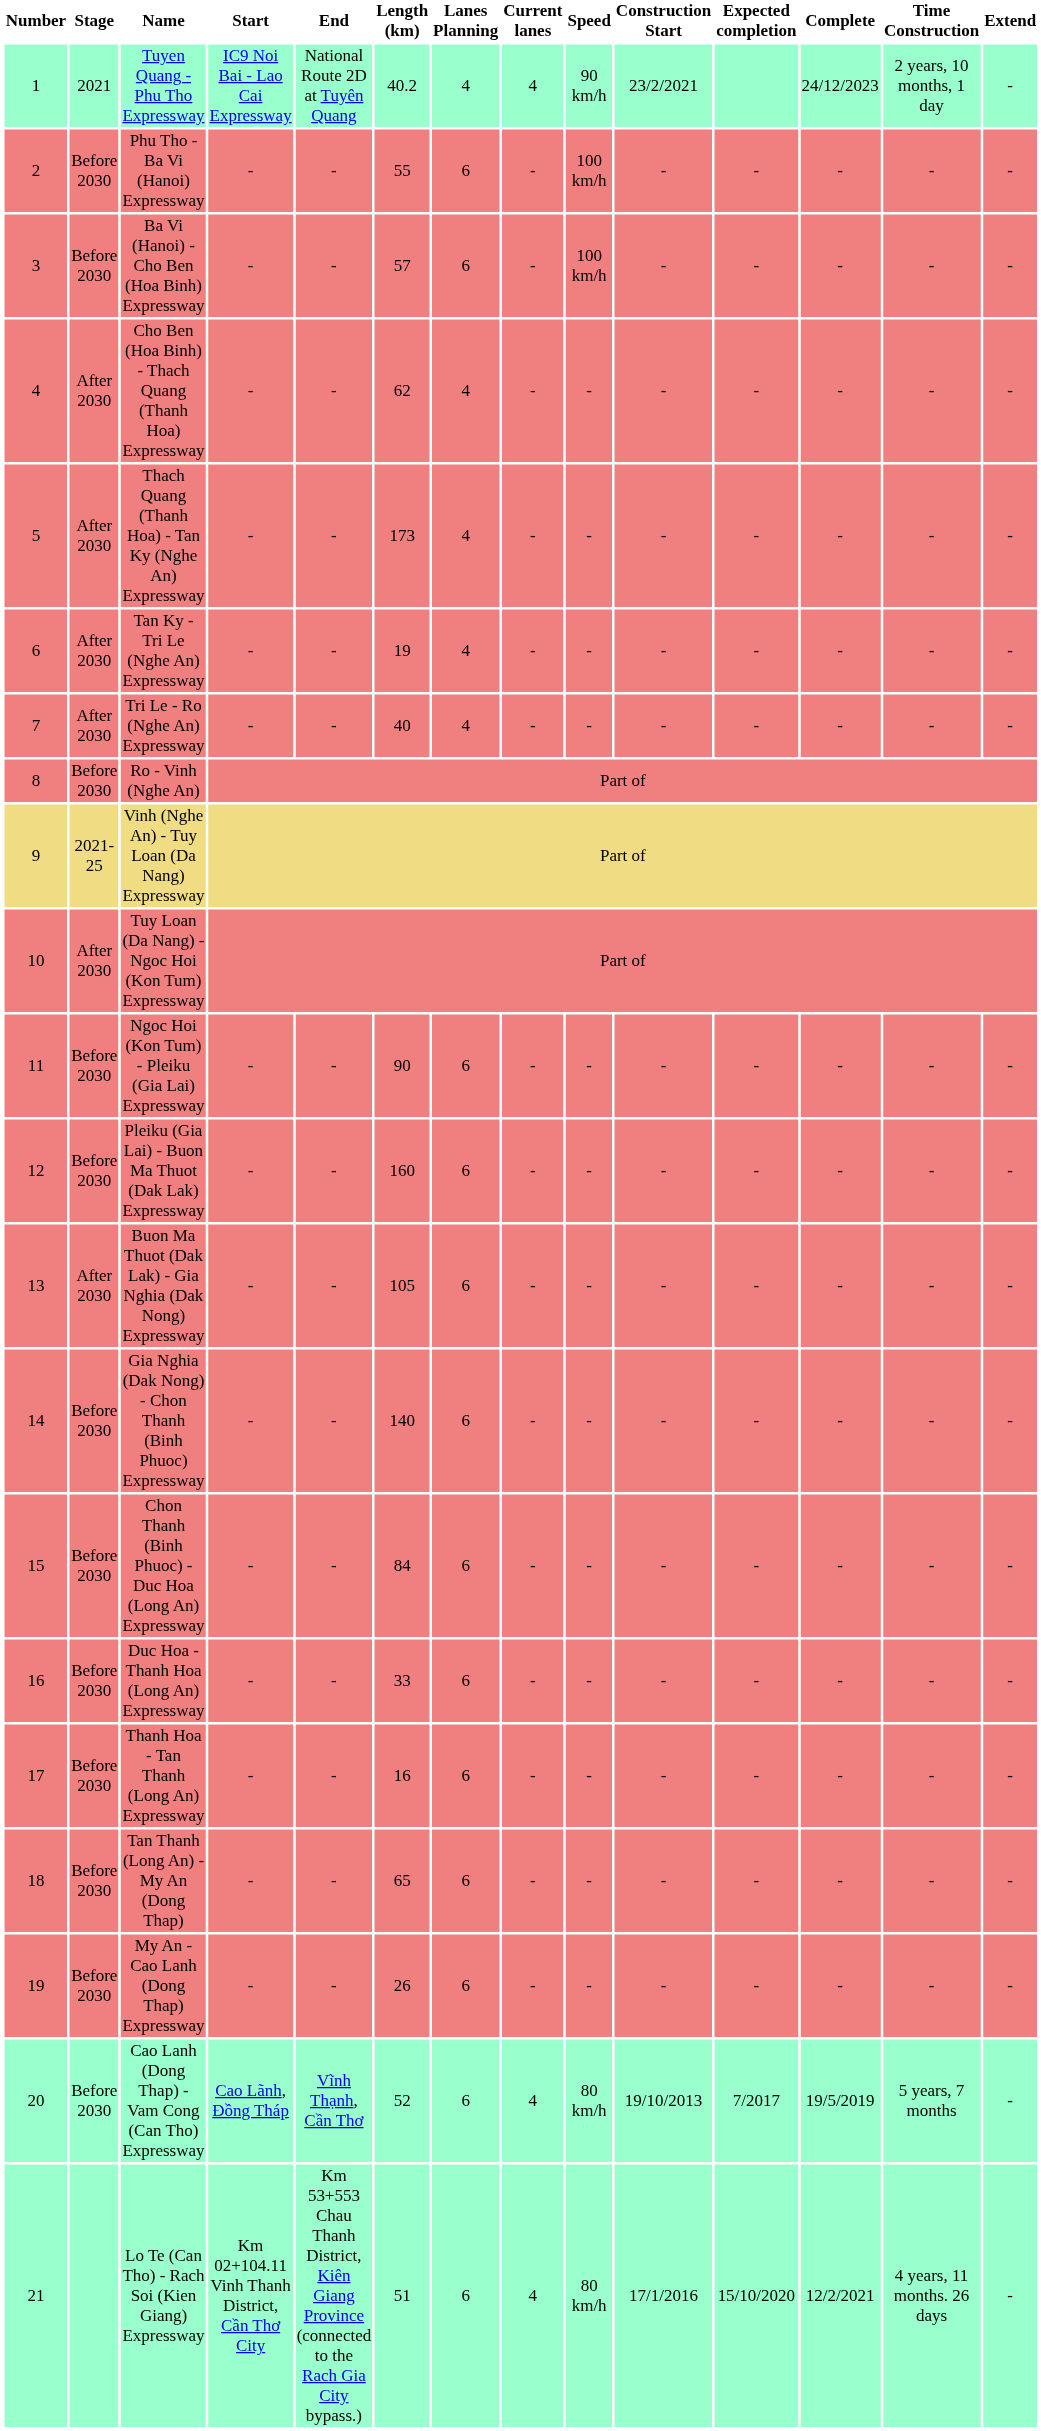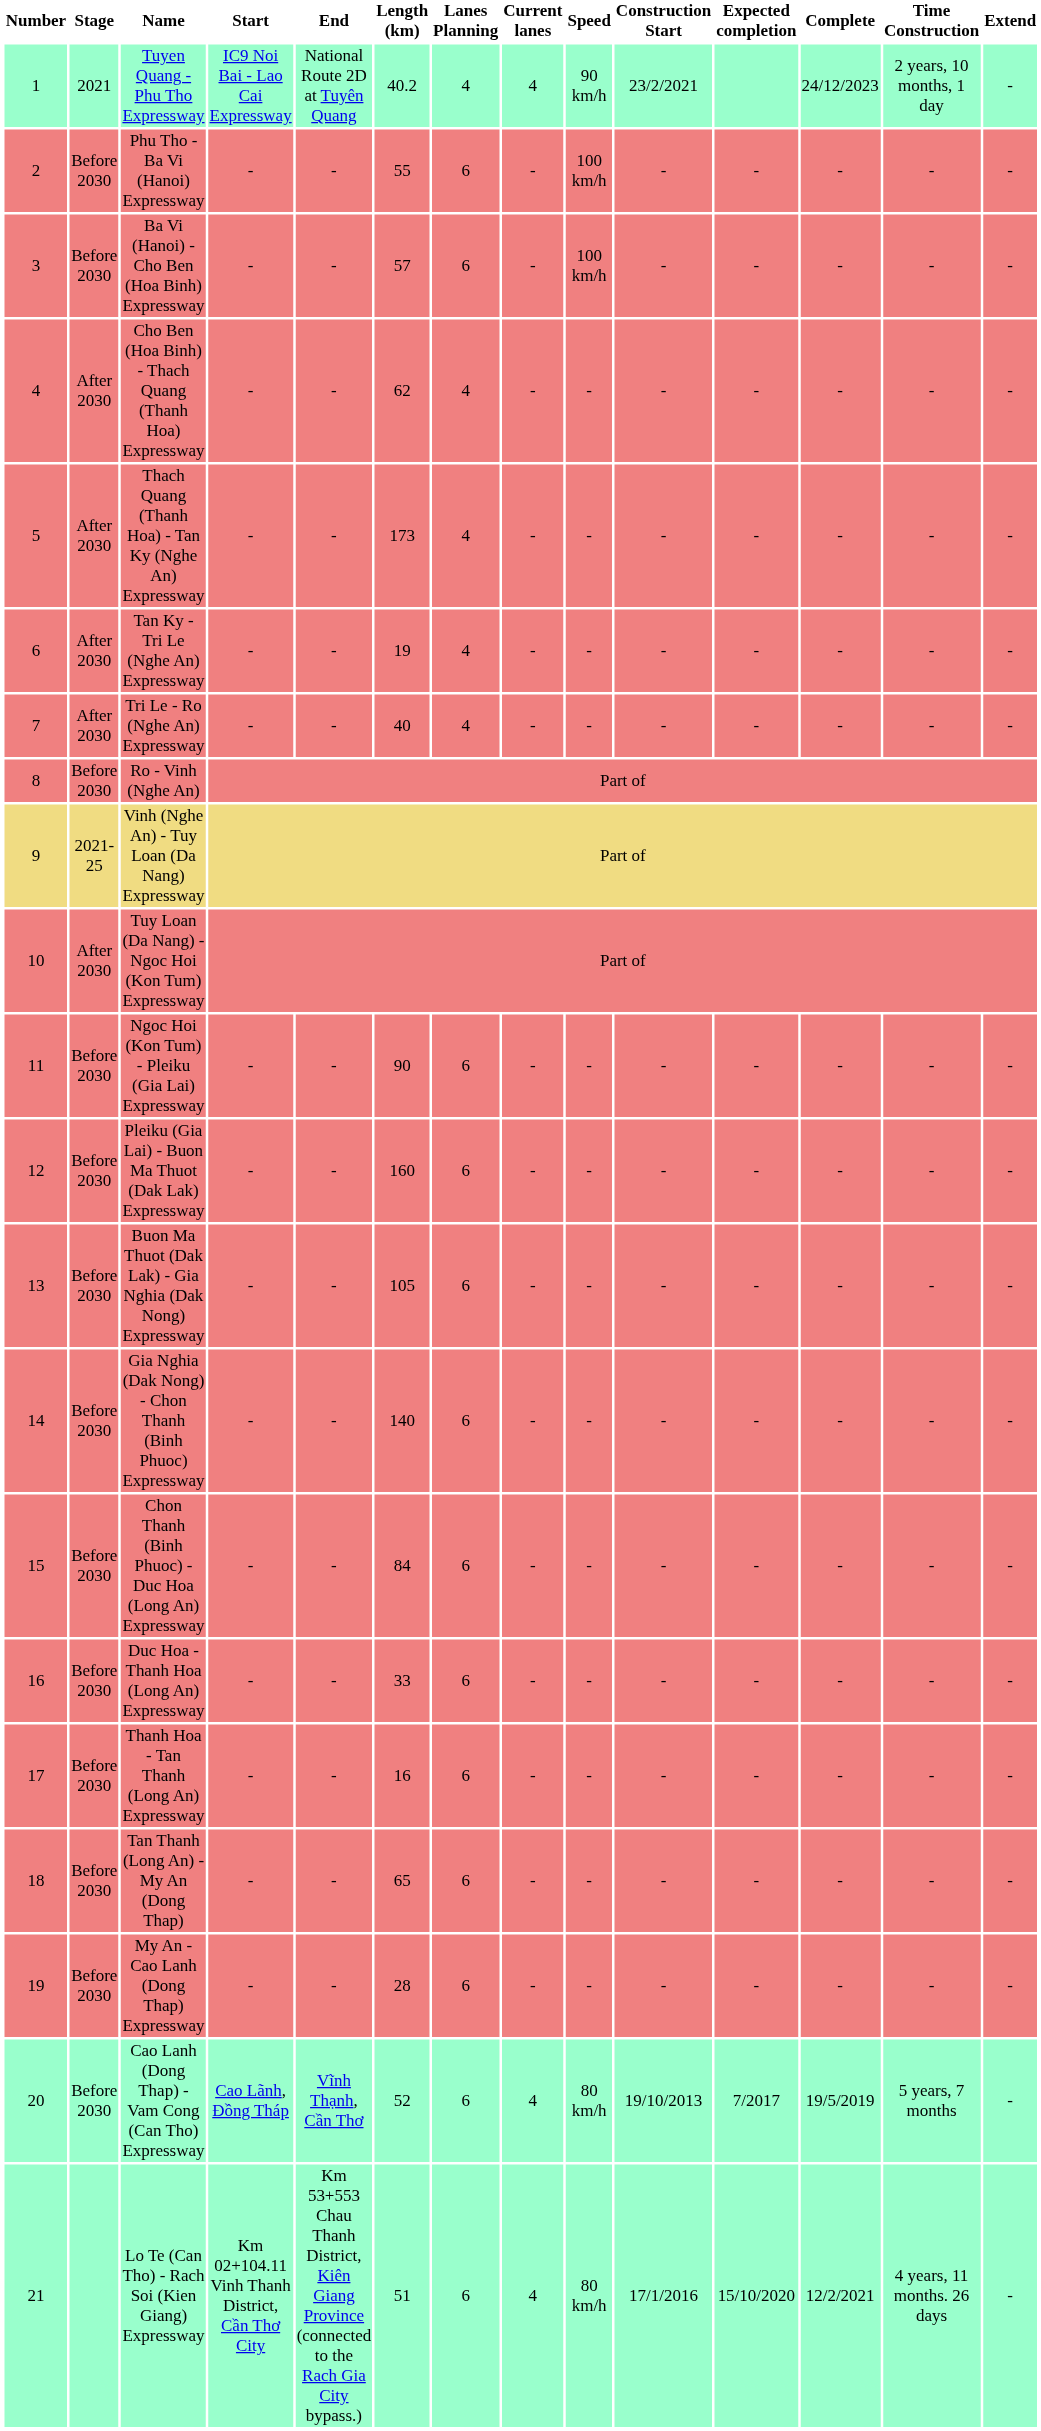(94, 1285) After 2030 -> (94, 1285) Before 2030
(402, 1985) 26 -> (402, 1985) 28
